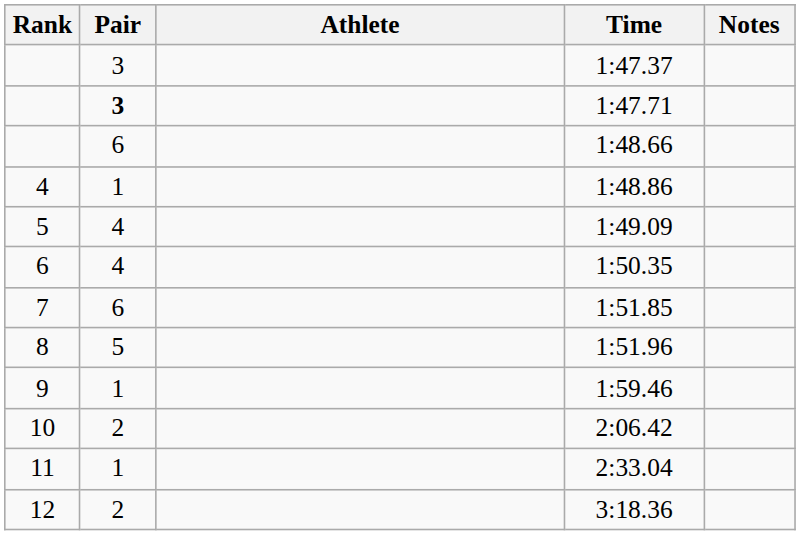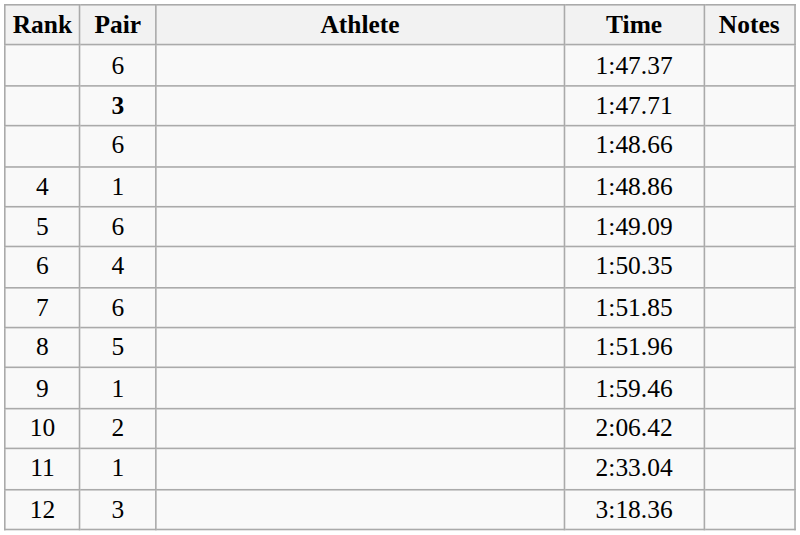(118, 65) 3 -> (118, 65) 6
(118, 226) 4 -> (118, 226) 6
(118, 508) 2 -> (118, 508) 3
